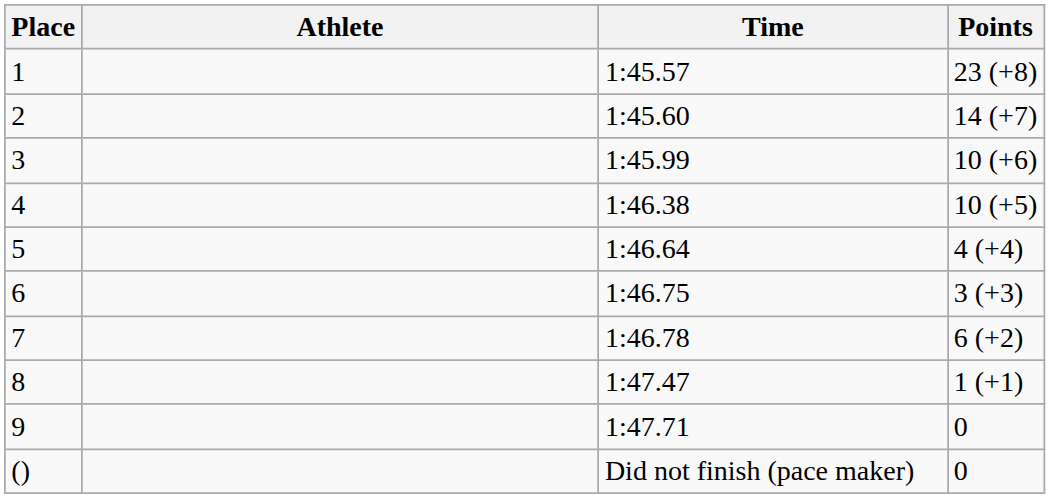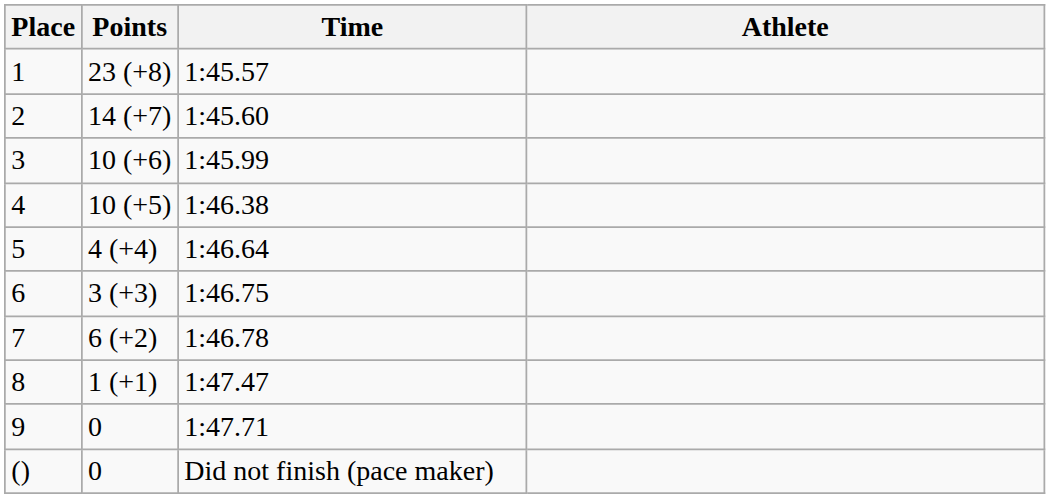columns swapped: (340, 26) <-> (995, 26)
